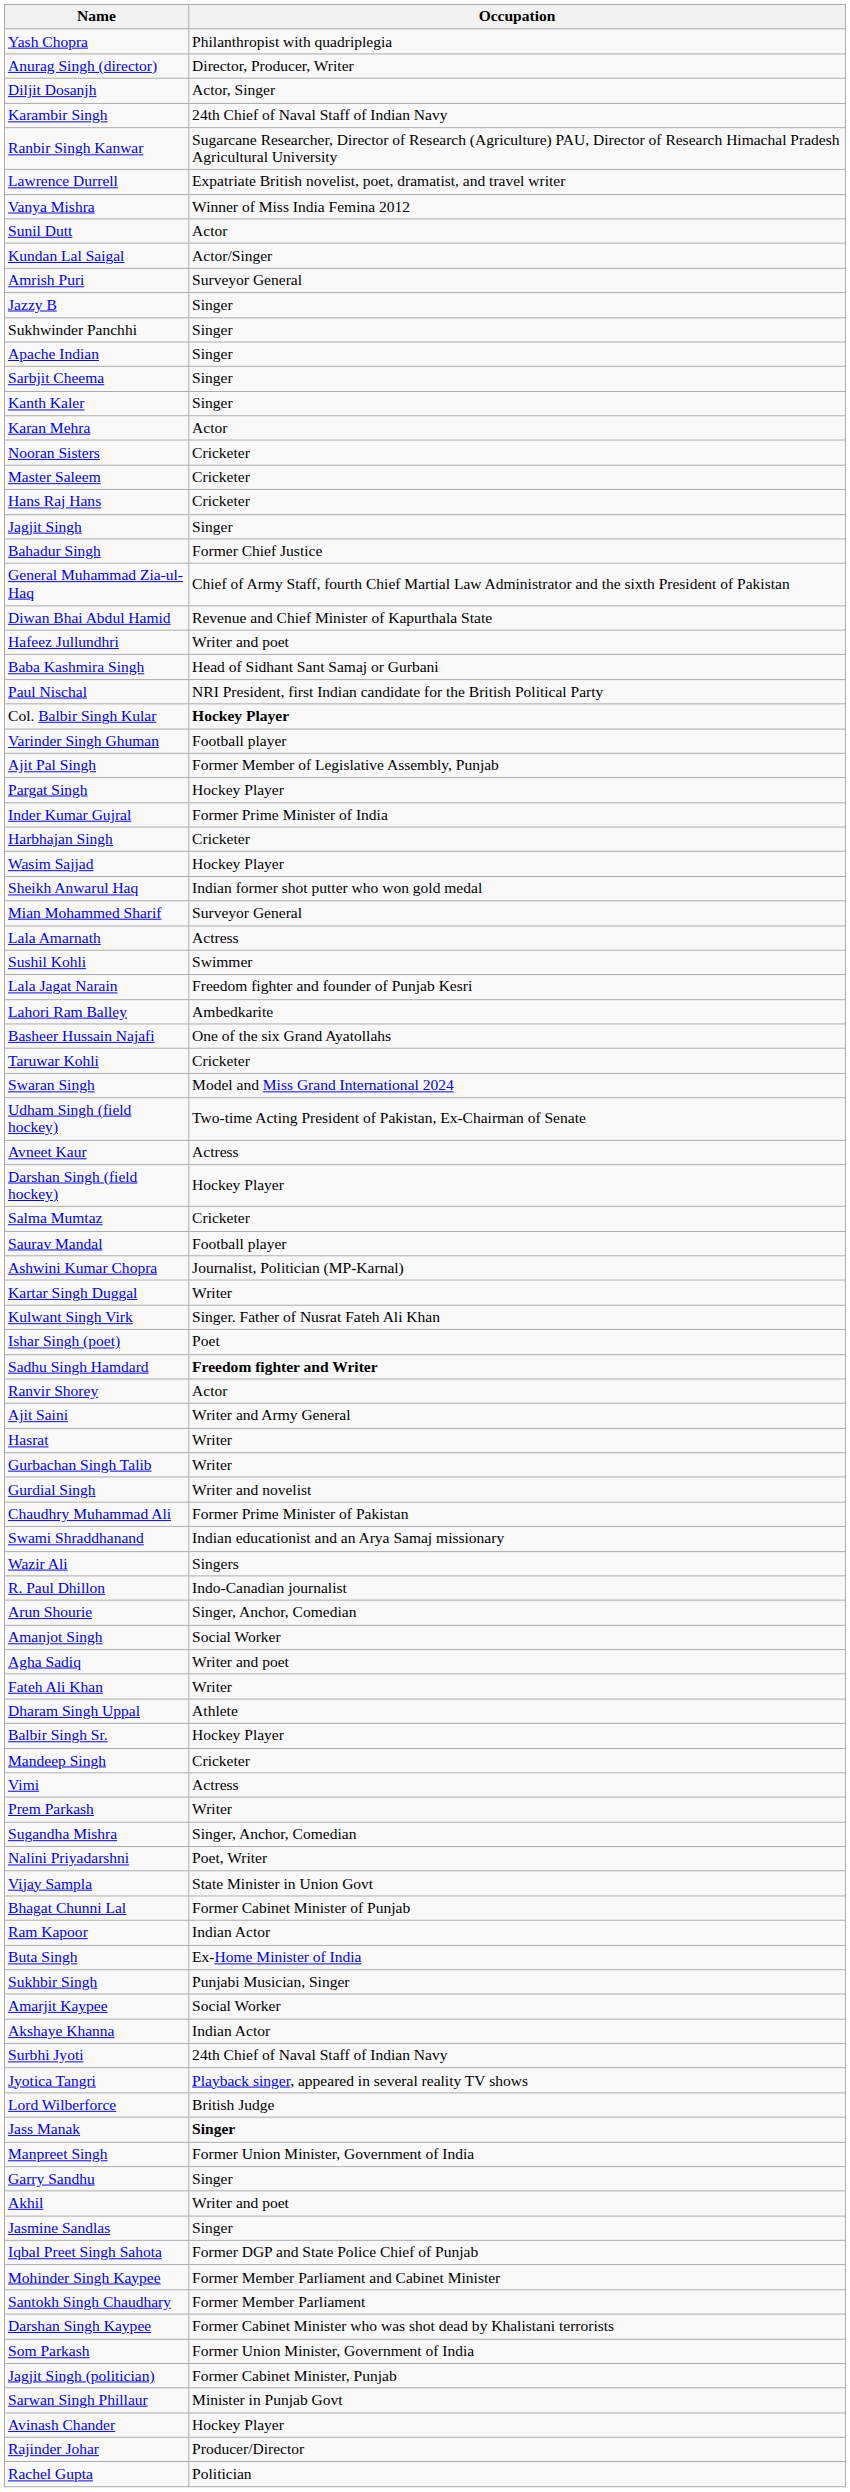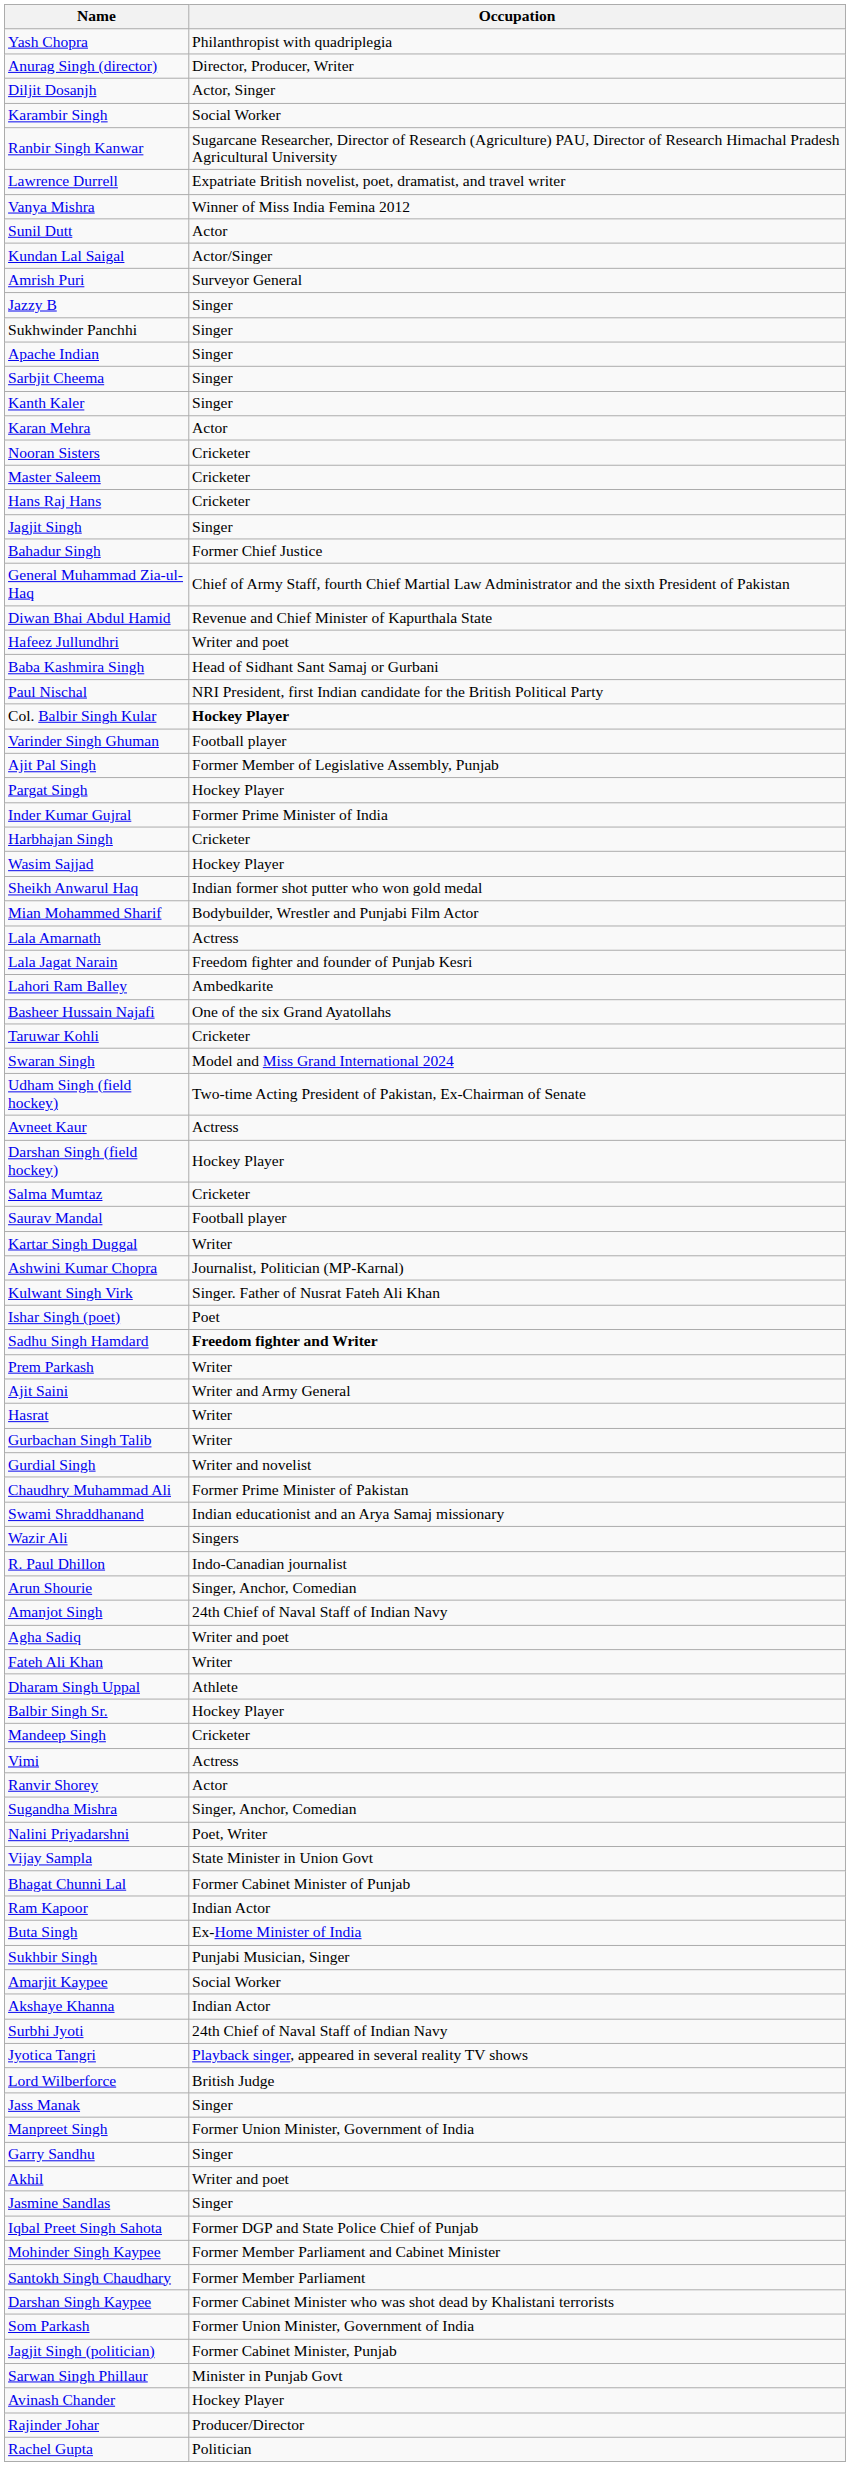(320, 115) 24th Chief of Naval Staff of Indian Navy -> (236, 115) Social Worker
(247, 913) Surveyor General -> (335, 913) Bodybuilder, Wrestler and Punjabi Film Actor
- row: (47, 962)
rows swapped: (83, 1268) <-> (73, 1292)
rows swapped: (51, 1809) <-> (53, 1391)
(236, 1637) Social Worker -> (320, 1612) 24th Chief of Naval Staff of Indian Navy
(214, 2129) bold -> (212, 2104) normal
